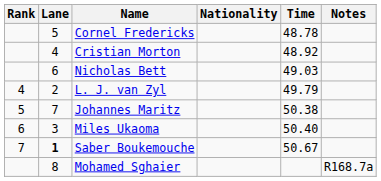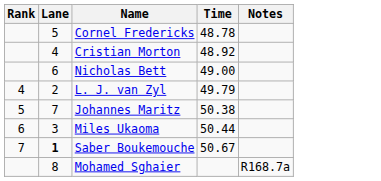- column: (239, 14)
(301, 71) 49.03 -> (218, 71) 49.00
(301, 128) 50.40 -> (218, 128) 50.44
